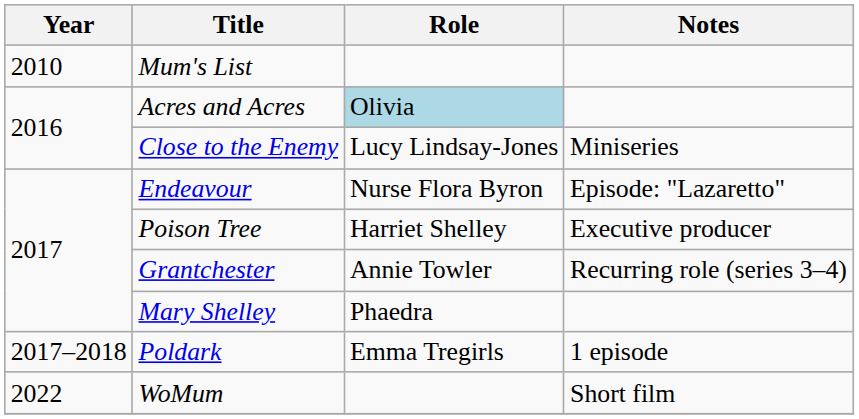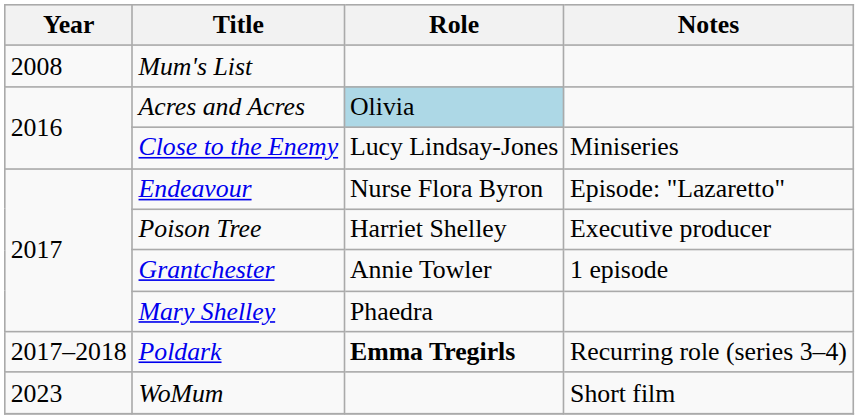(37, 65) 2010 -> (37, 65) 2008
(708, 270) Recurring role (series 3–4) -> (619, 270) 1 episode
(427, 351) normal -> (433, 351) bold
(619, 351) 1 episode -> (708, 351) Recurring role (series 3–4)
(37, 392) 2022 -> (37, 392) 2023
